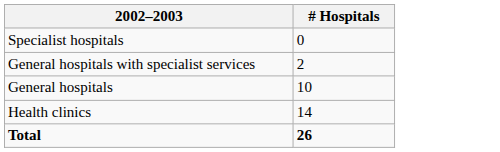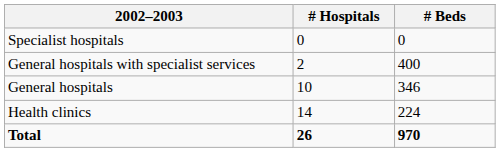+ column: (445, 16)
